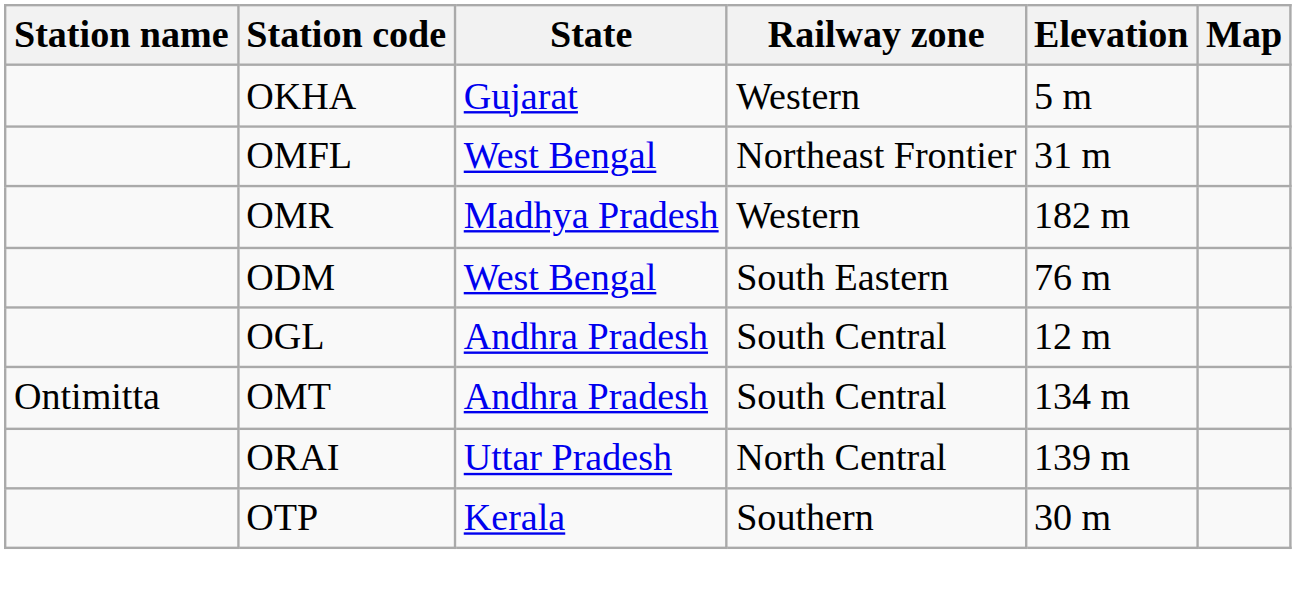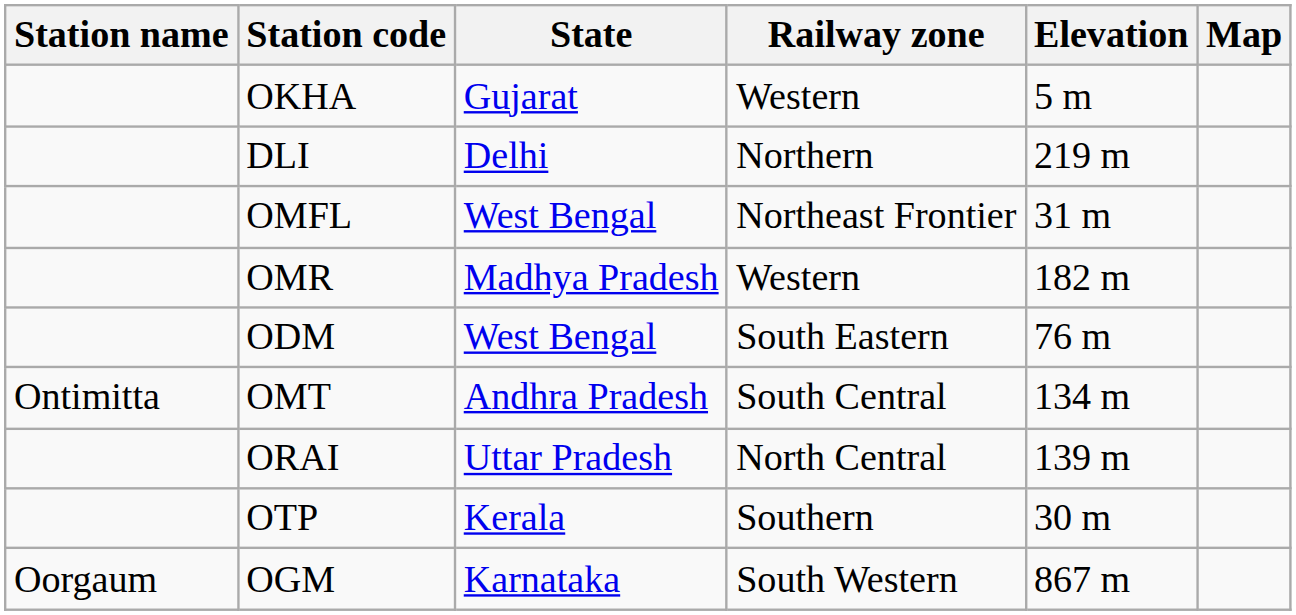+ row: (278, 155)
- row: (285, 336)
+ row: (291, 578)
